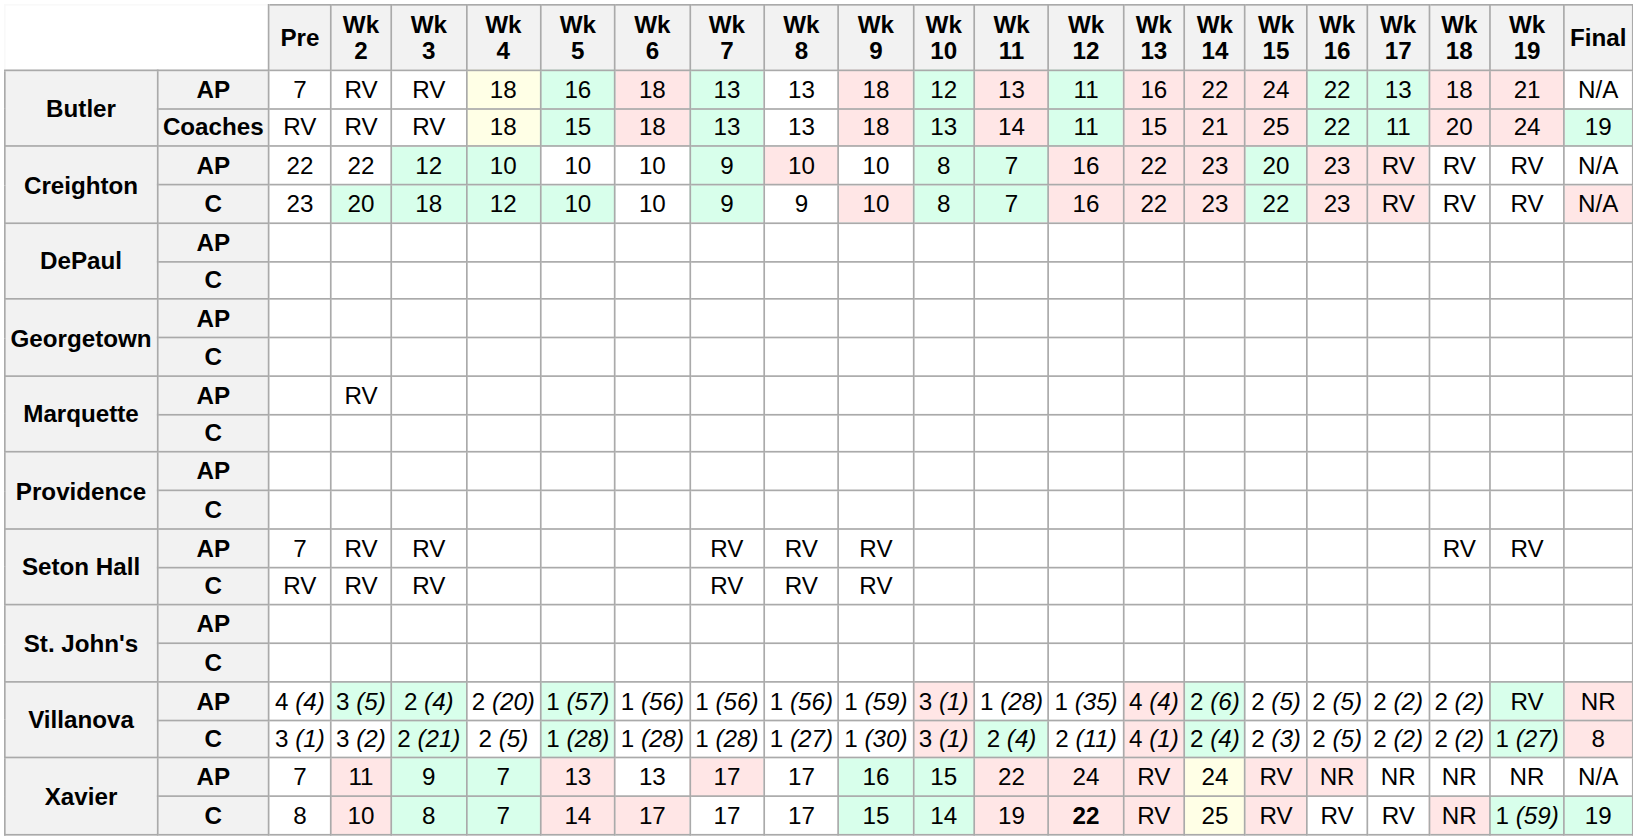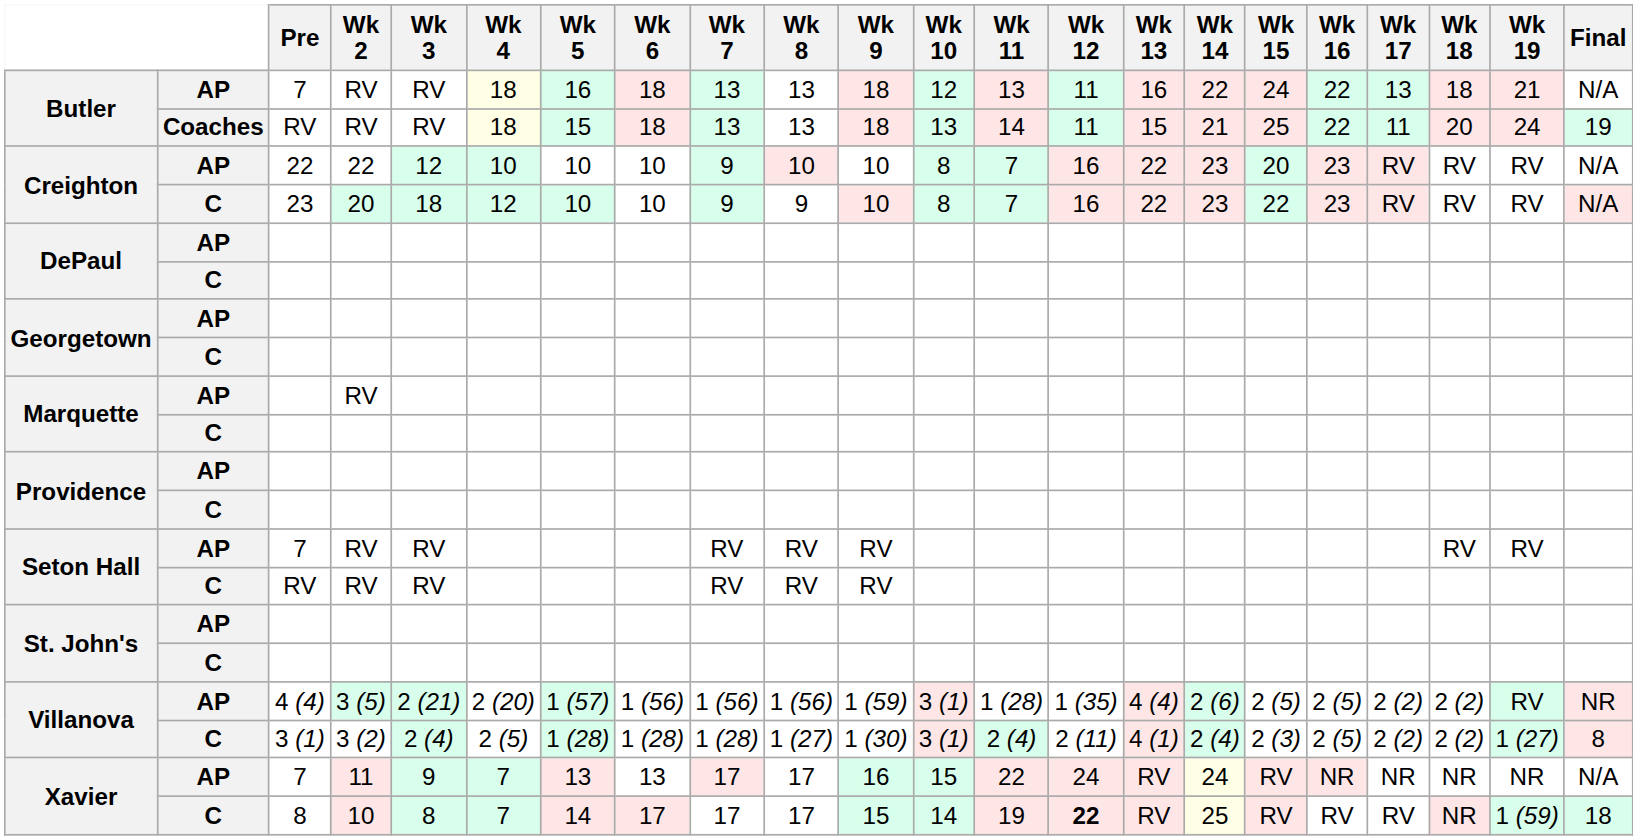(429, 701) 2 (4) -> (429, 701) 2 (21)
(429, 739) 2 (21) -> (429, 739) 2 (4)
(1598, 816) 19 -> (1598, 816) 18
